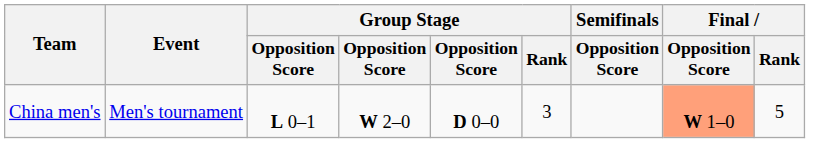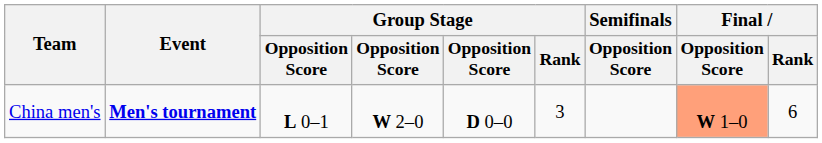(176, 111) normal -> (183, 111) bold
(779, 111) 5 -> (793, 111) 6
